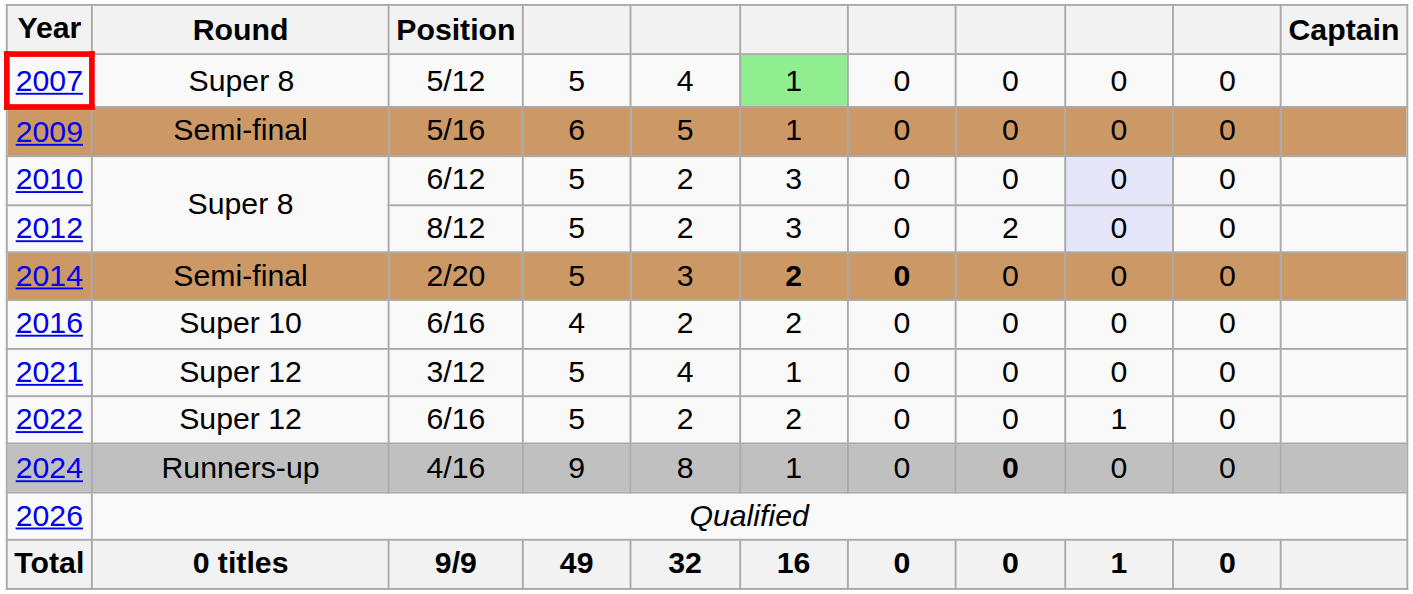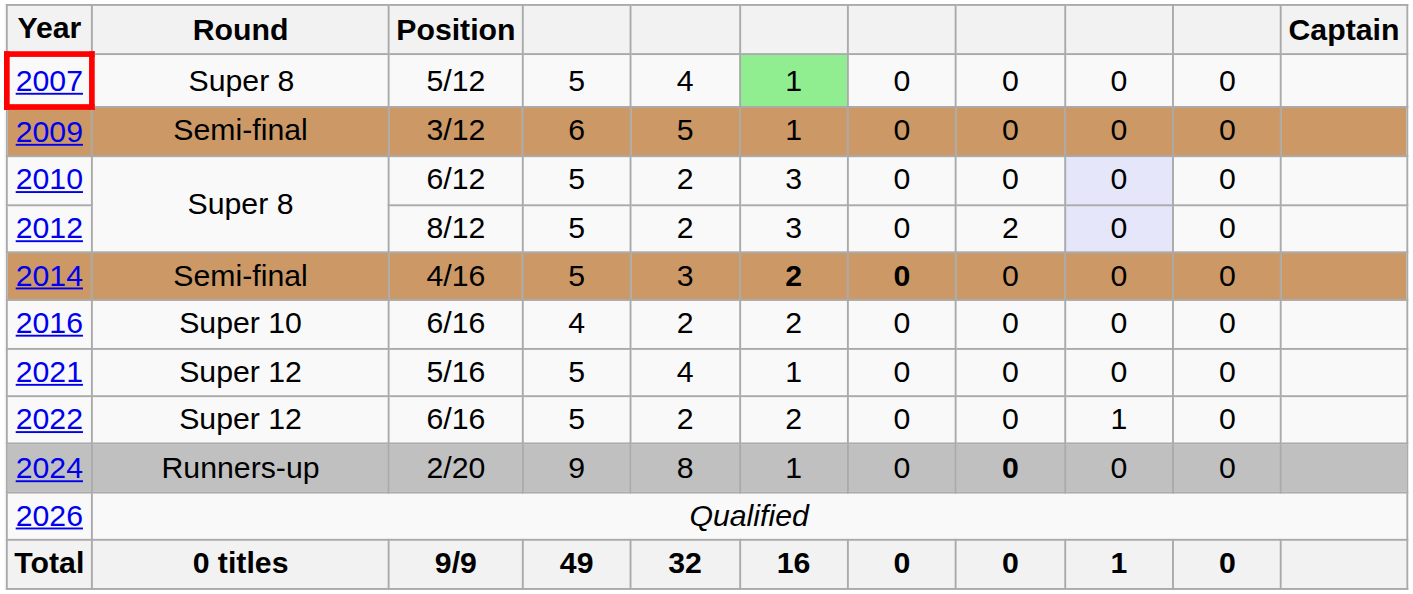(456, 131) 5/16 -> (456, 131) 3/12
(456, 275) 2/20 -> (456, 275) 4/16
(456, 371) 3/12 -> (456, 371) 5/16
(456, 467) 4/16 -> (456, 467) 2/20
